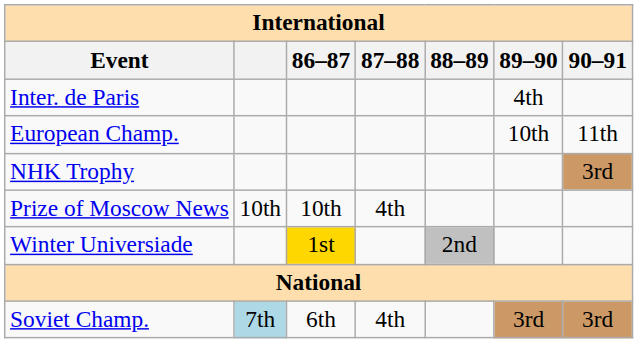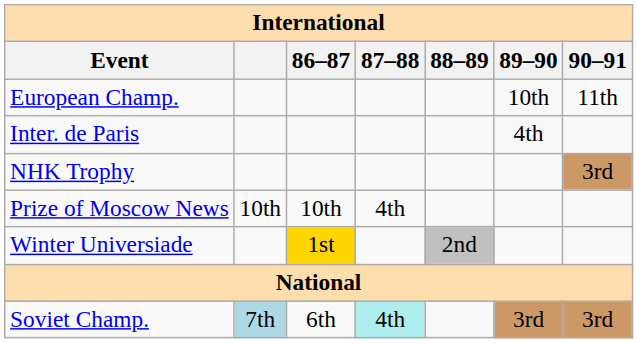rows swapped: (94, 134) <-> (75, 97)
(390, 319) no background -> (390, 319) paleturquoise background
